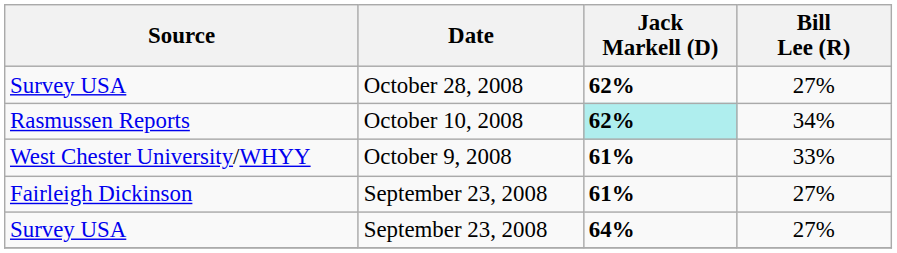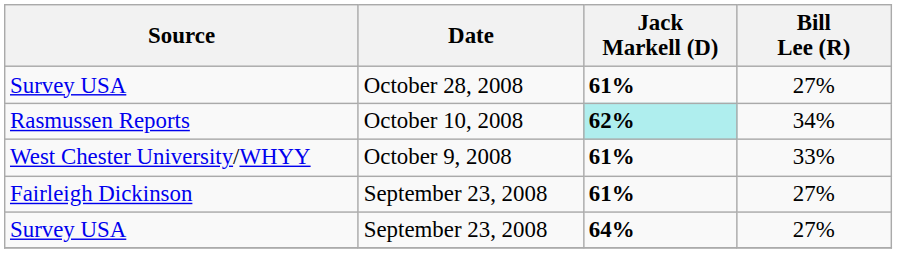(612, 84) 62% -> (612, 84) 61%
